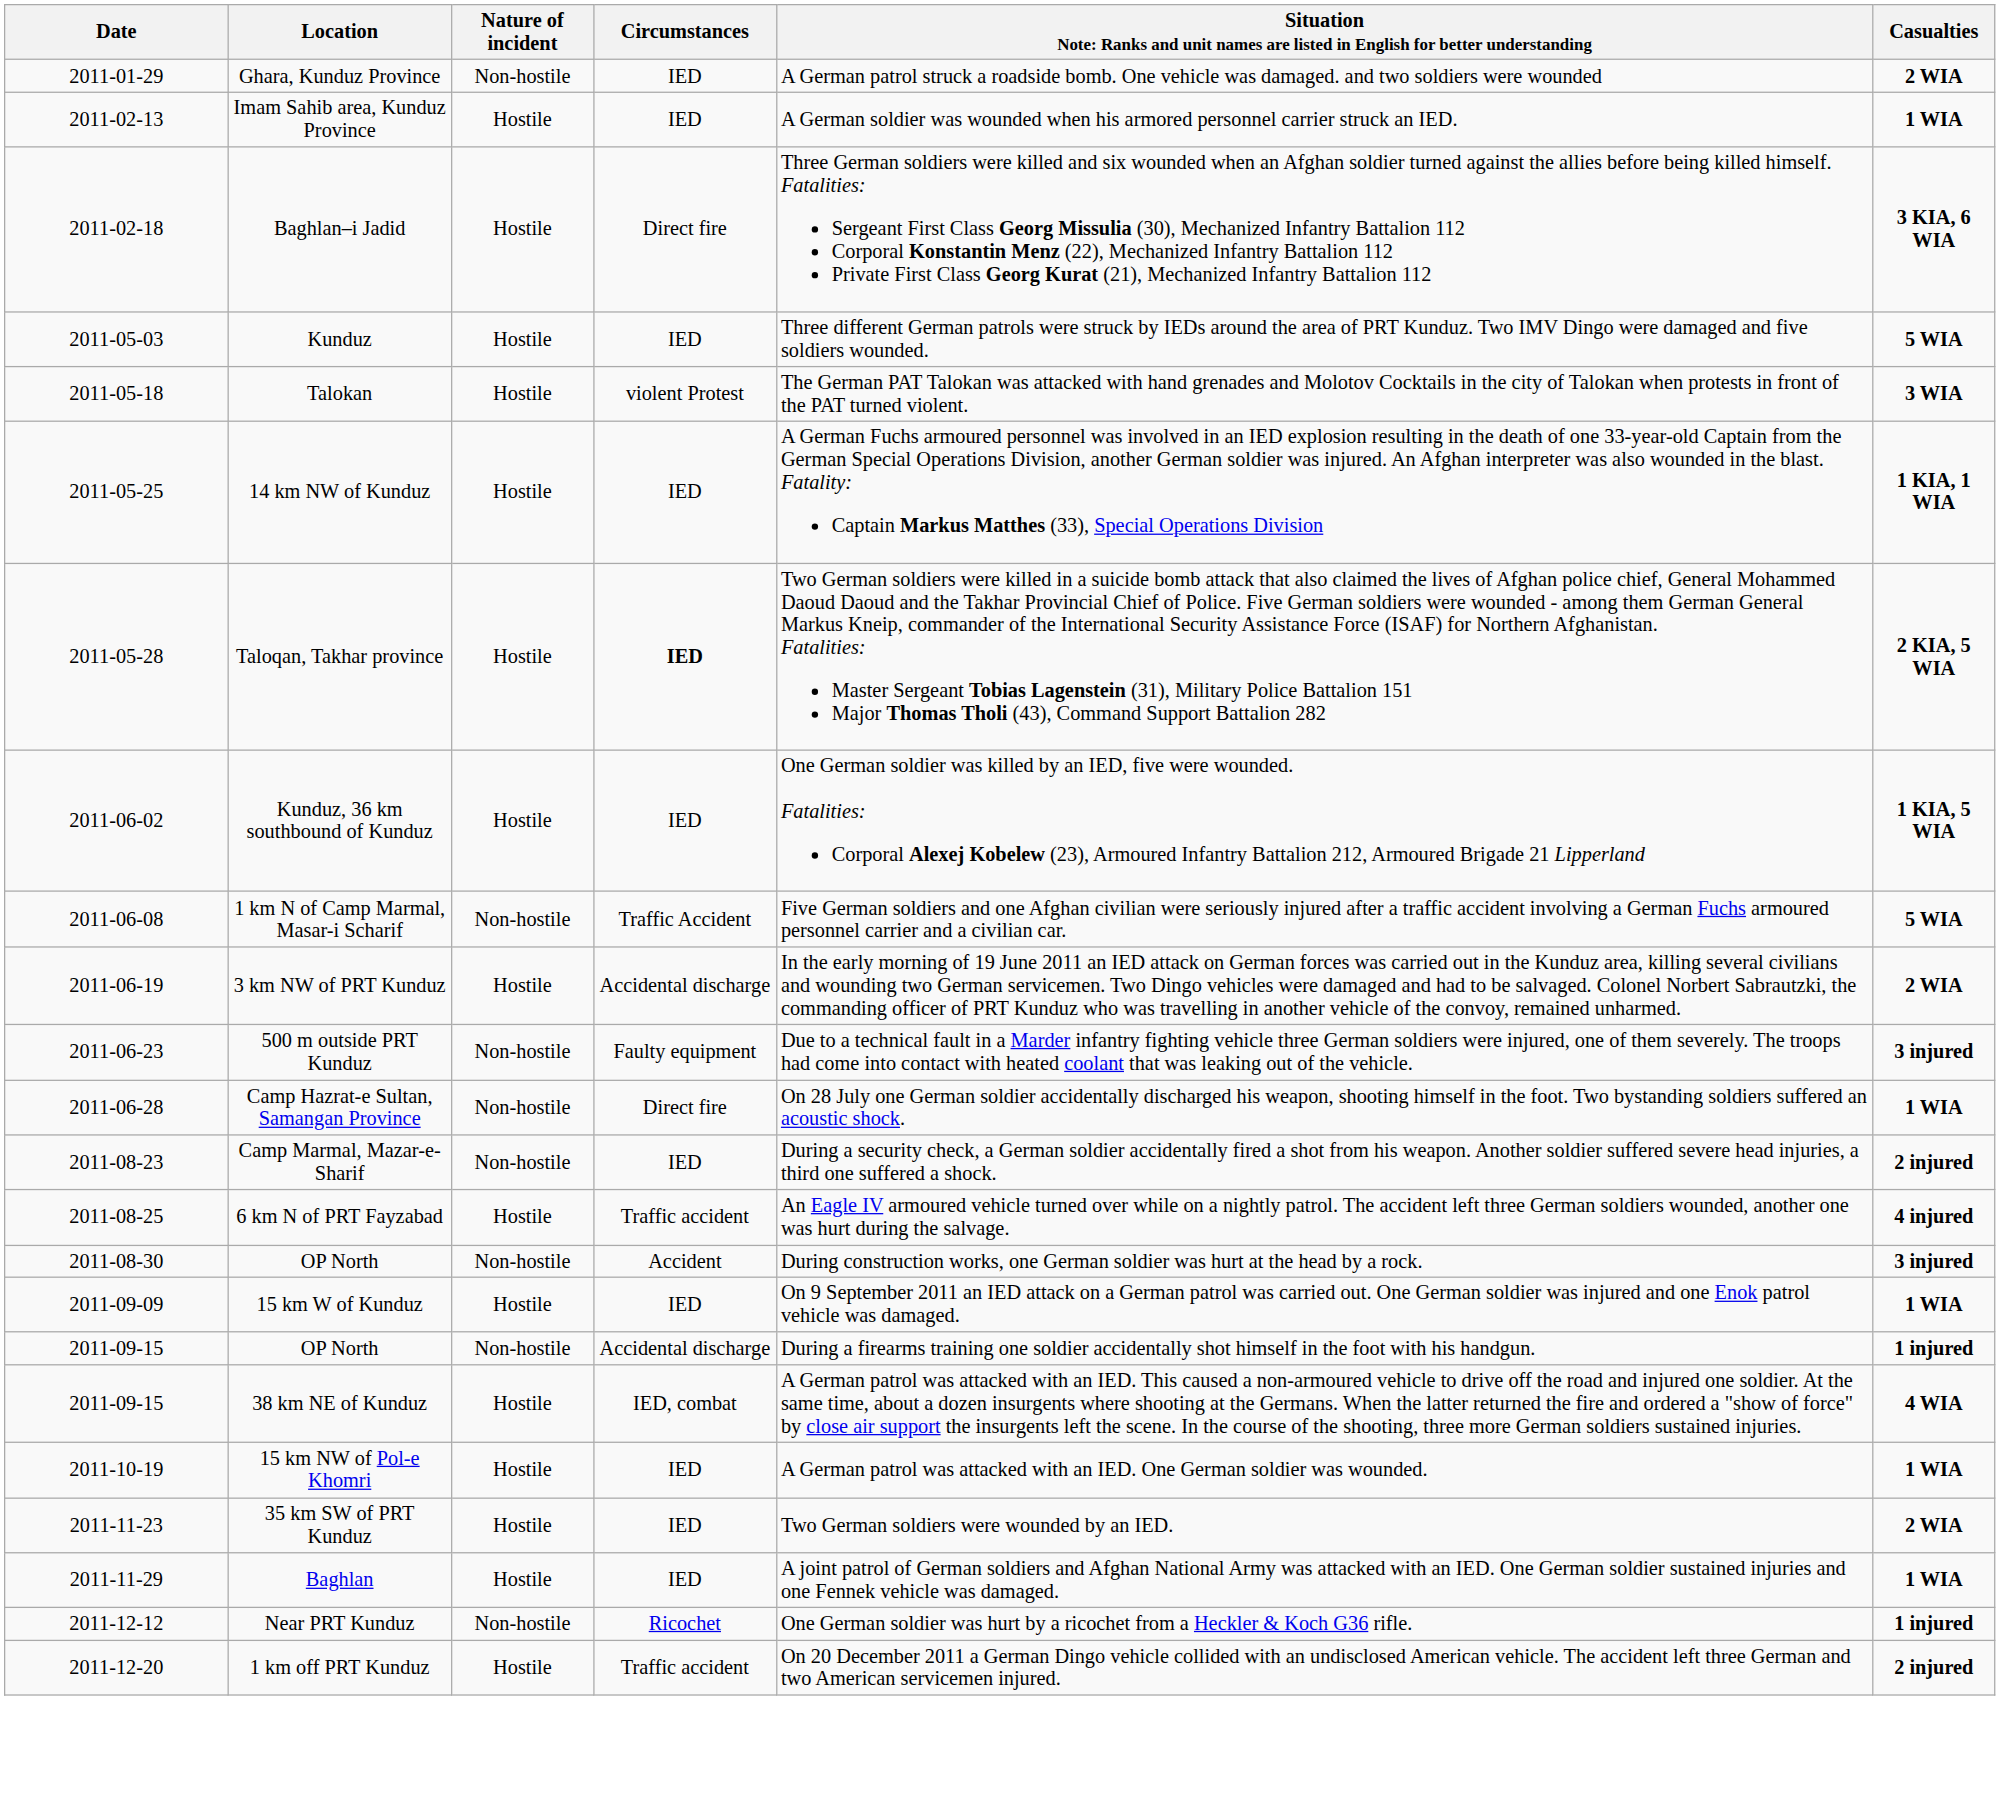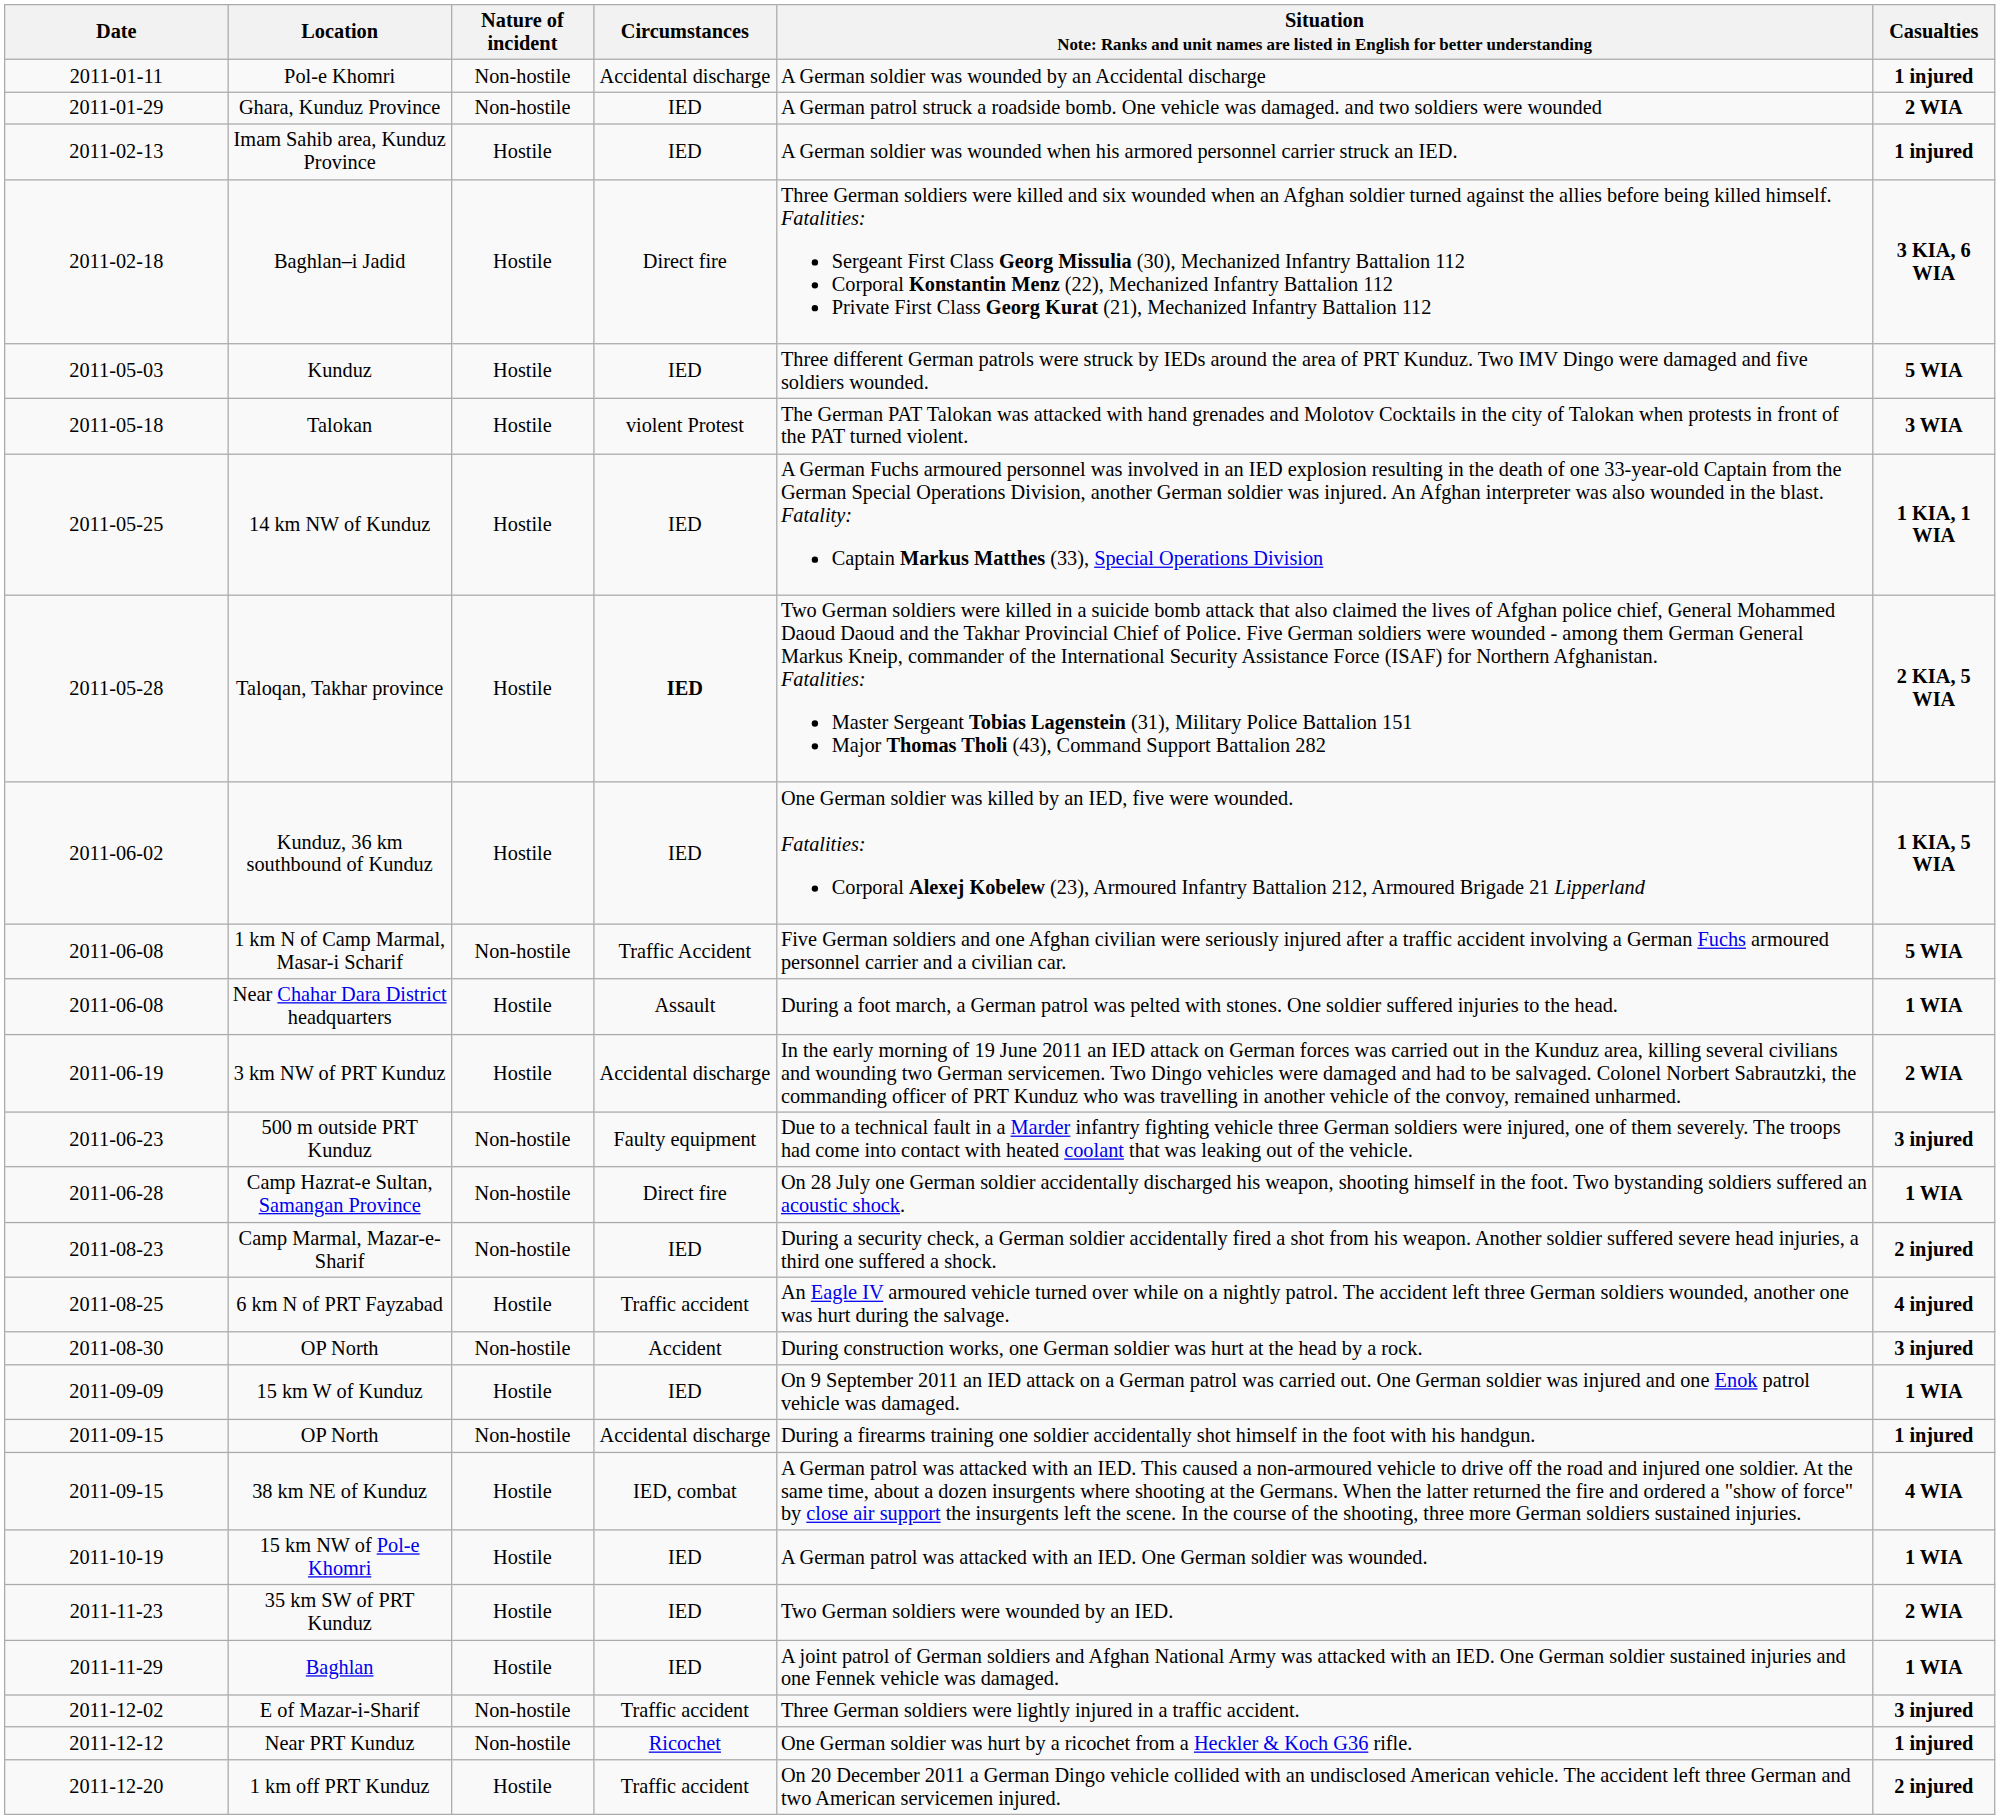+ row: (116, 75)
(1934, 119) 1 WIA -> (1934, 151) 1 injured
+ row: (116, 1006)
+ row: (116, 1710)
